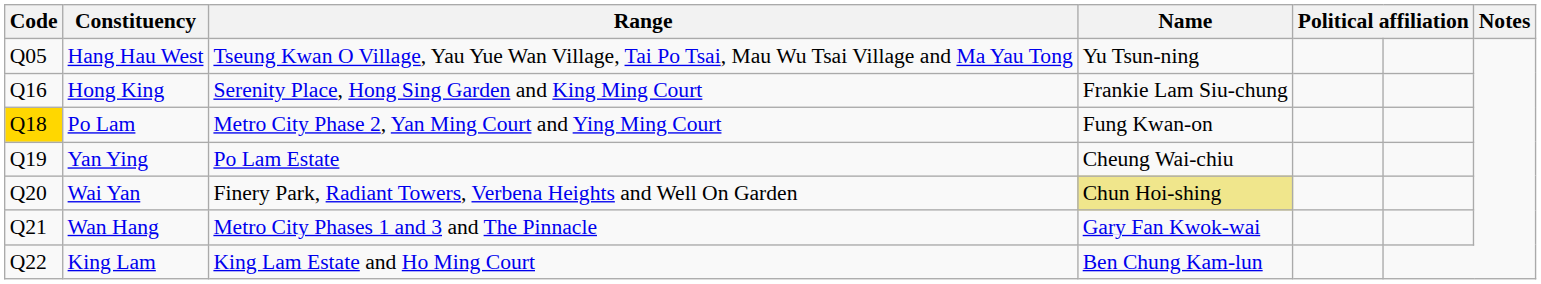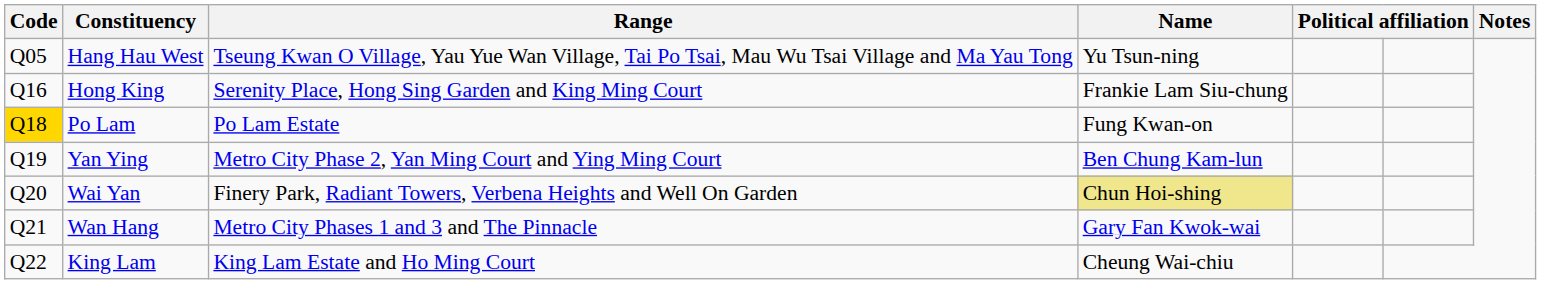(467, 124) Metro City Phase 2, Yan Ming Court and Ying Ming Court -> (276, 124) Po Lam Estate
(276, 158) Po Lam Estate -> (467, 158) Metro City Phase 2, Yan Ming Court and Ying Ming Court
(1158, 158) Cheung Wai-chiu -> (1173, 158) Ben Chung Kam-lun
(1173, 261) Ben Chung Kam-lun -> (1158, 261) Cheung Wai-chiu
